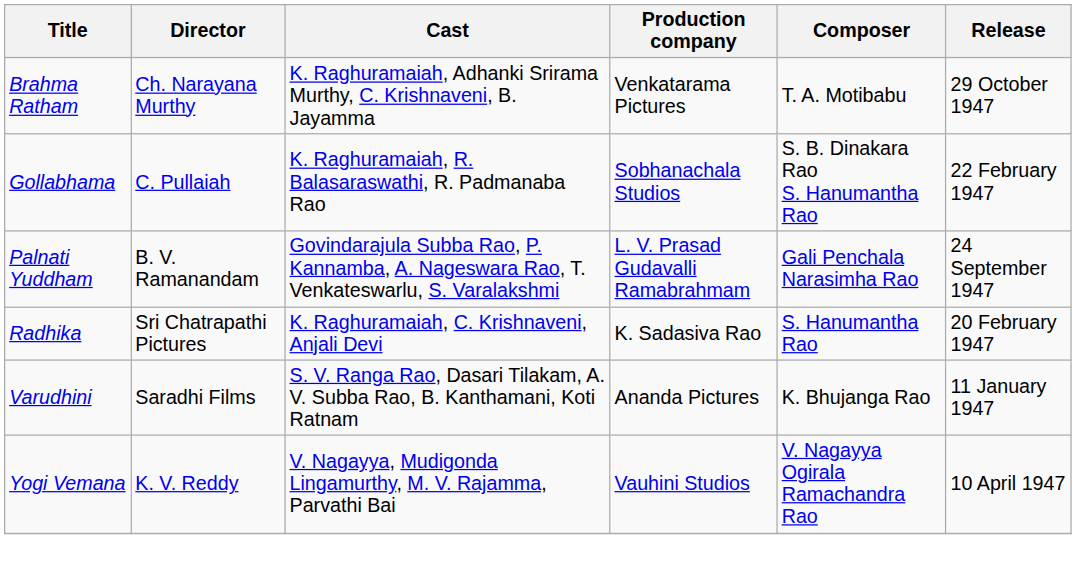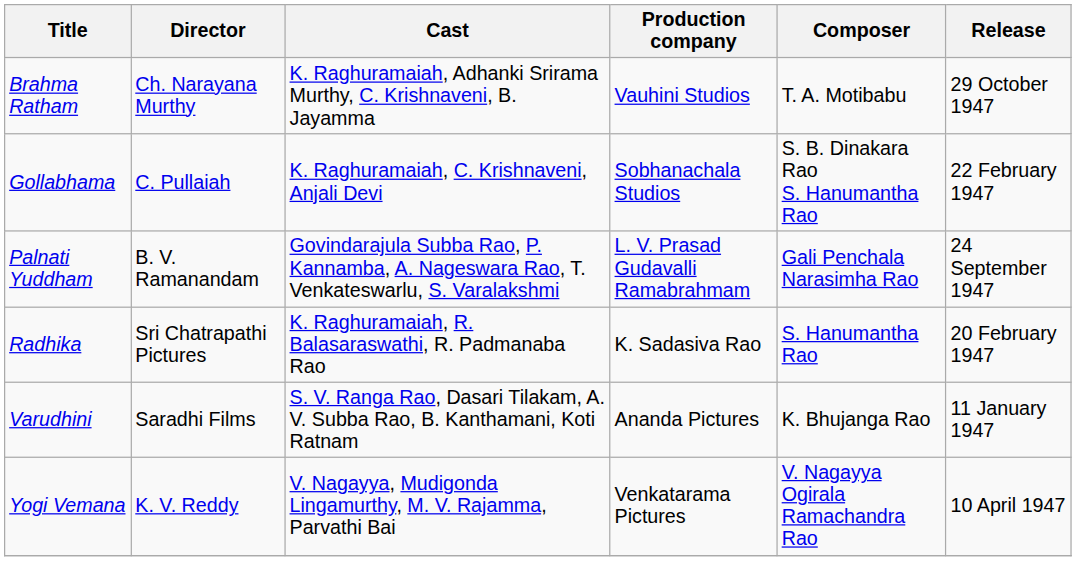(673, 95) Venkatarama Pictures -> (682, 95) Vauhini Studios
(427, 182) K. Raghuramaiah, R. Balasaraswathi, R. Padmanaba Rao -> (438, 182) K. Raghuramaiah, C. Krishnaveni, Anjali Devi
(438, 333) K. Raghuramaiah, C. Krishnaveni, Anjali Devi -> (427, 344) K. Raghuramaiah, R. Balasaraswathi, R. Padmanaba Rao
(682, 484) Vauhini Studios -> (673, 506) Venkatarama Pictures
